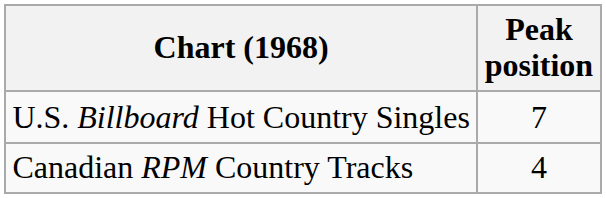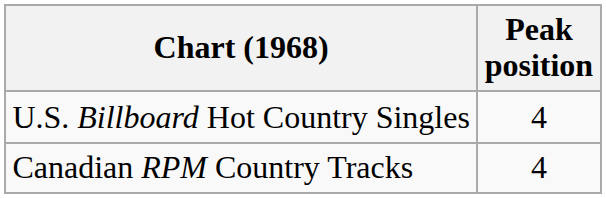(539, 116) 7 -> (539, 116) 4
